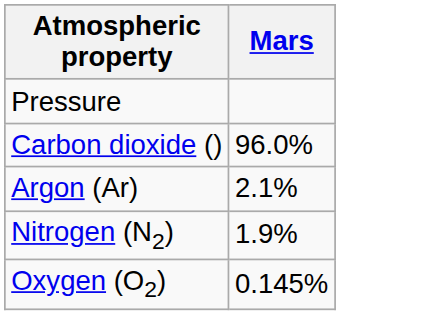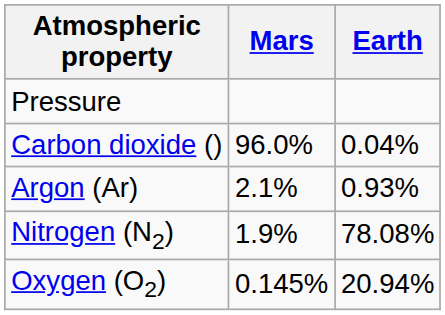+ column: (388, 41)
